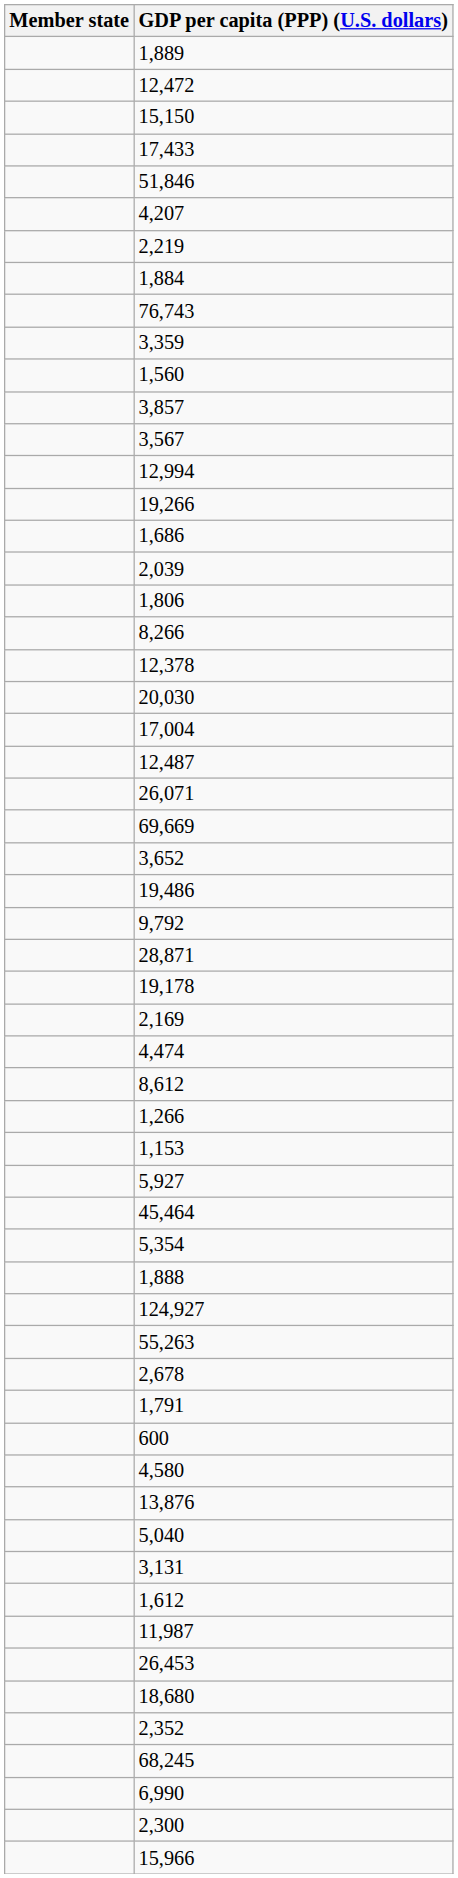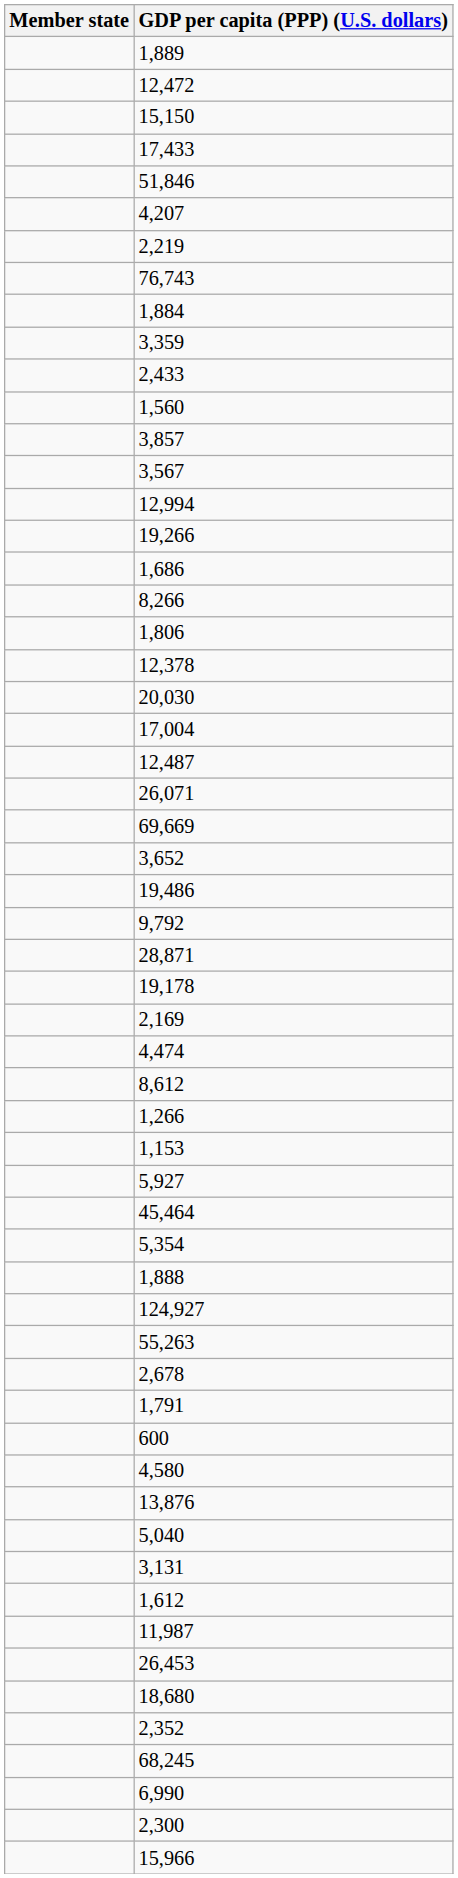rows swapped: (166, 310) <-> (161, 278)
+ row: (161, 375)
- row: (161, 568)
rows swapped: (161, 600) <-> (161, 632)
